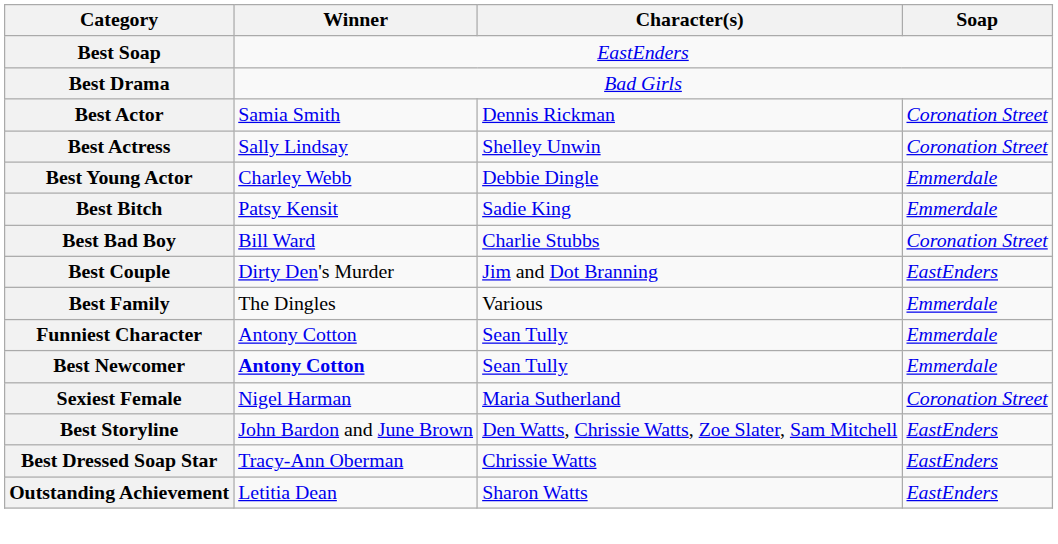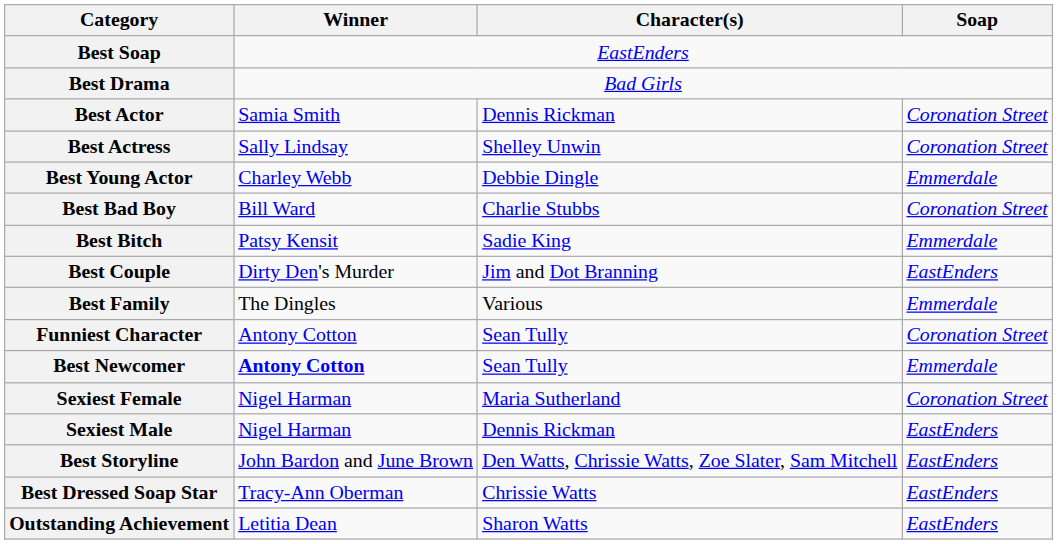rows swapped: (119, 240) <-> (119, 209)
(952, 334) Emmerdale -> (977, 334) Coronation Street
+ row: (119, 429)
